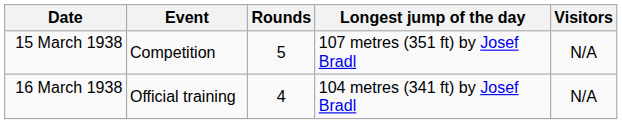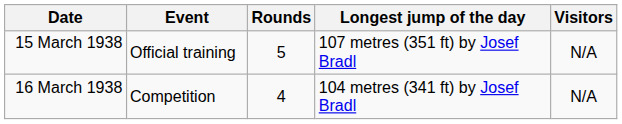(173, 52) Competition -> (183, 52) Official training
(183, 96) Official training -> (173, 96) Competition
